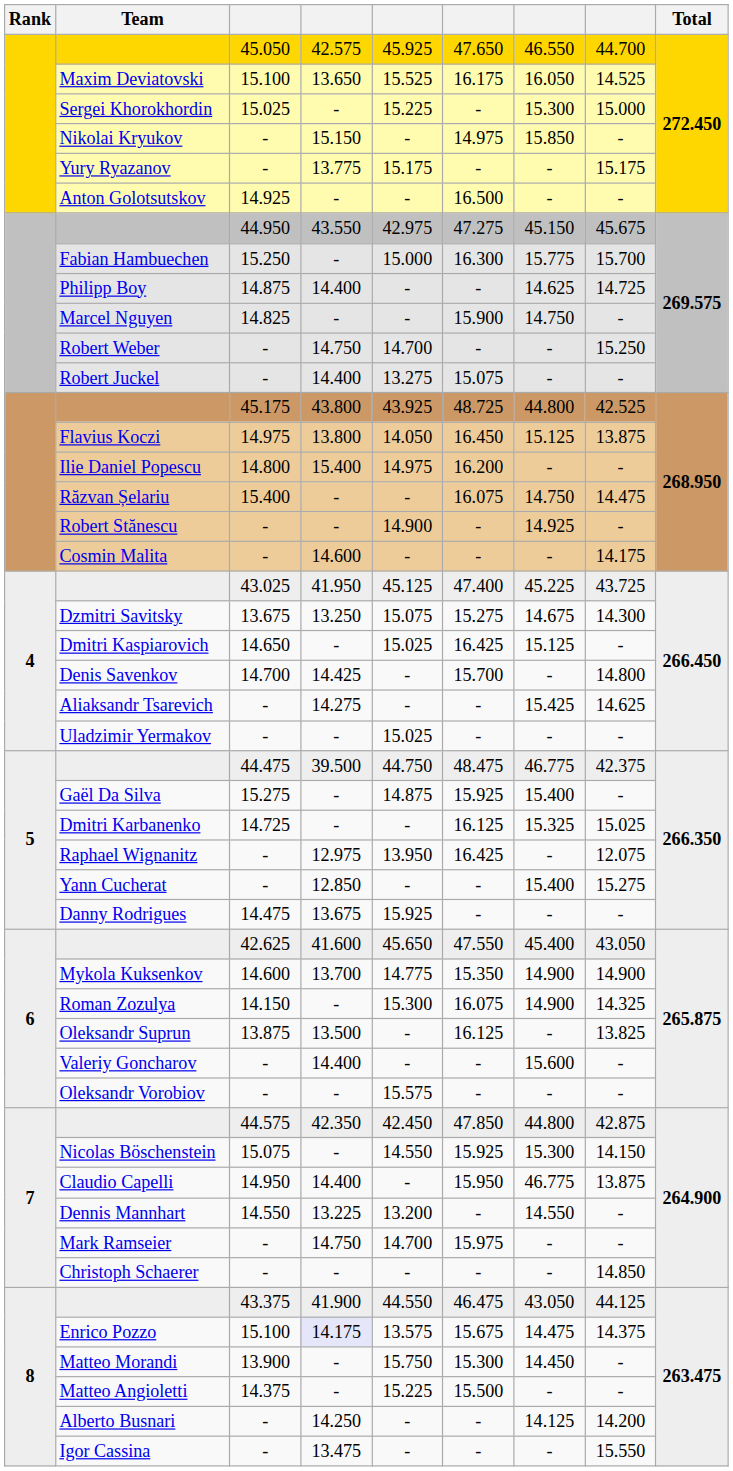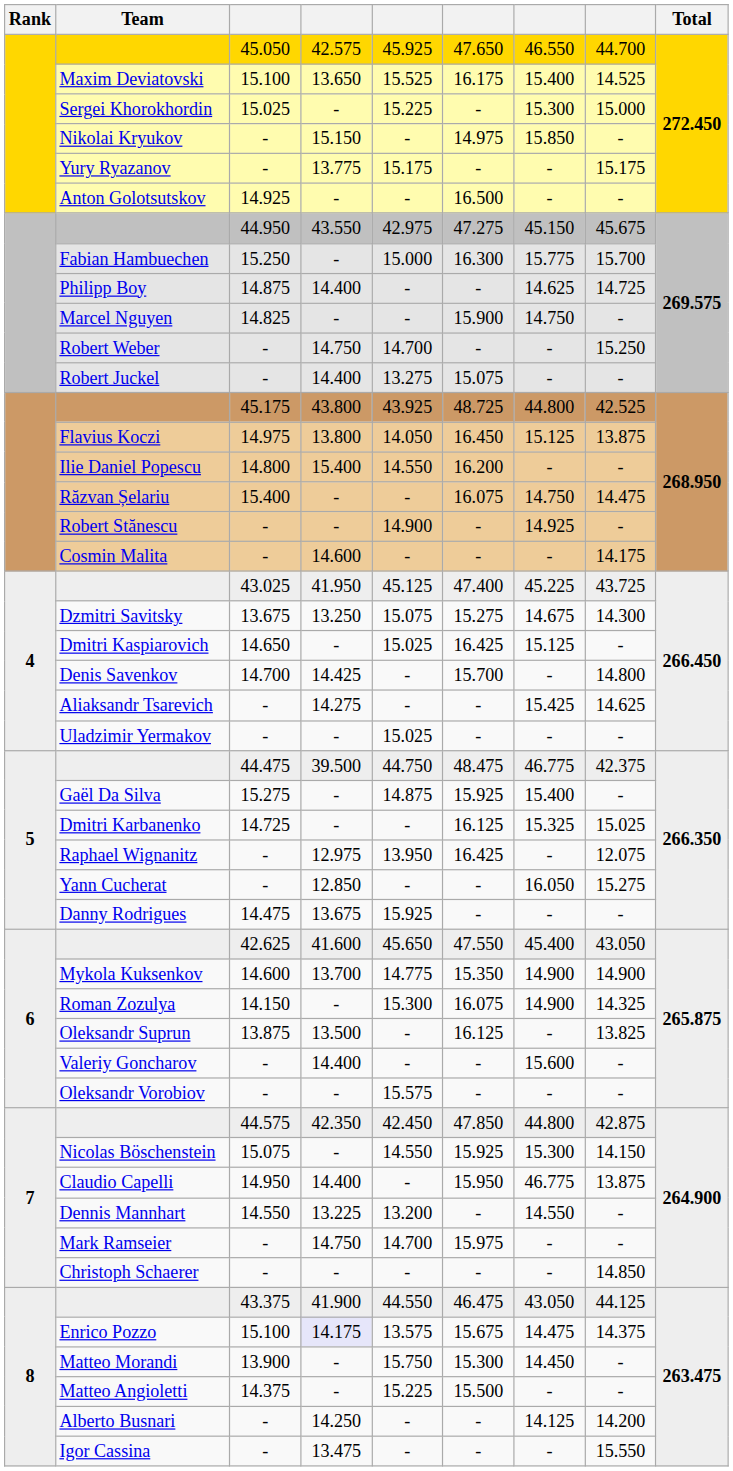(549, 79) 16.050 -> (549, 79) 15.400
(407, 466) 14.975 -> (407, 466) 14.550
(549, 884) 15.400 -> (549, 884) 16.050
